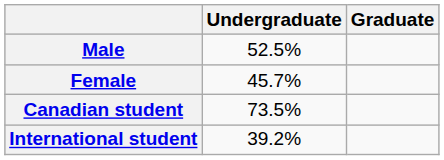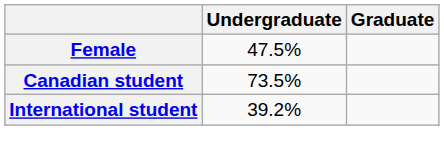- row: (103, 50)
(274, 80) 45.7% -> (274, 50) 47.5%
